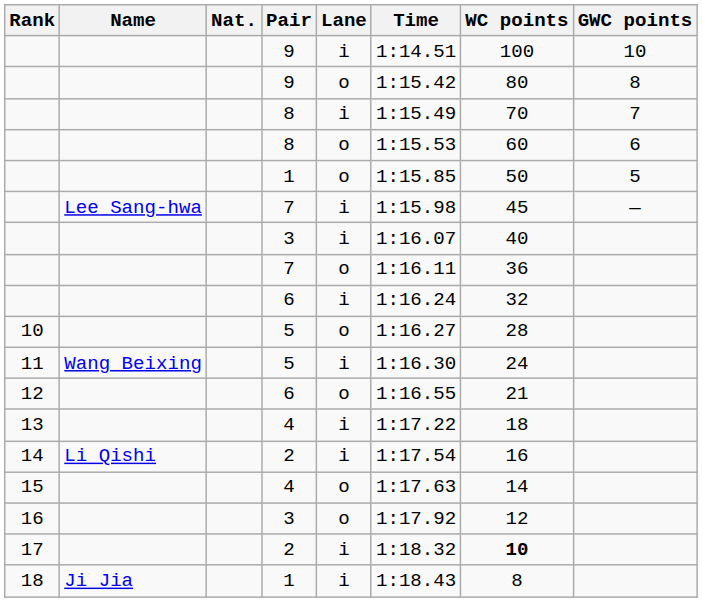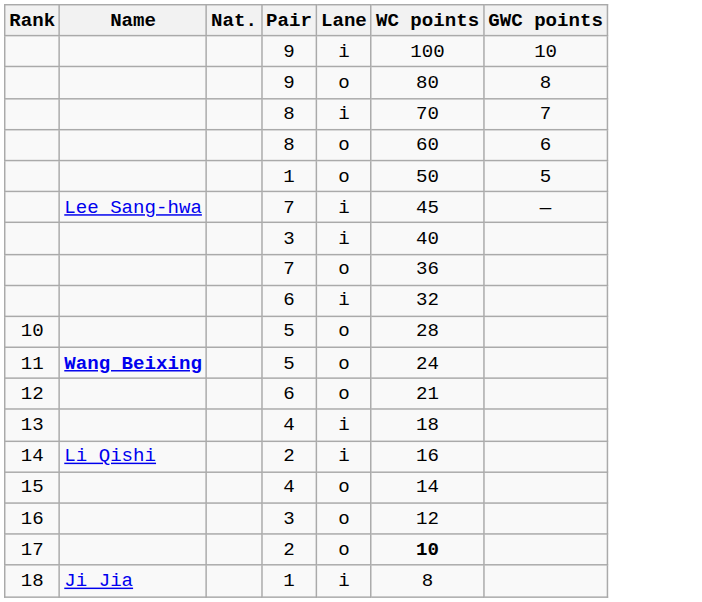- column: (416, 20)
(133, 363) normal -> (133, 363) bold
(344, 363) i -> (344, 363) o
(344, 550) i -> (344, 550) o
